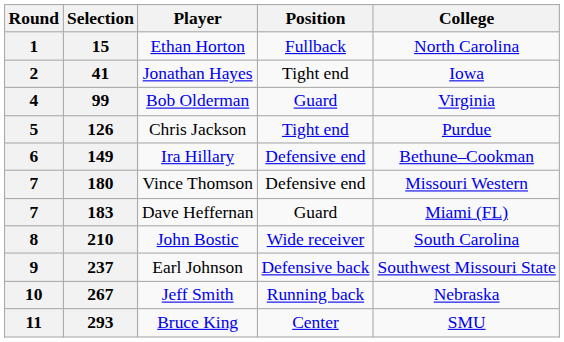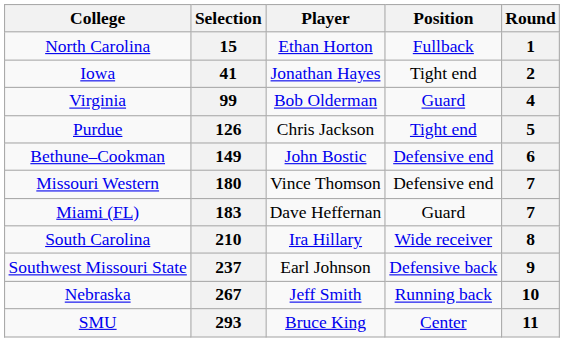columns swapped: (34, 18) <-> (467, 18)
(198, 156) Ira Hillary -> (326, 156) John Bostic
(198, 239) John Bostic -> (326, 239) Ira Hillary
